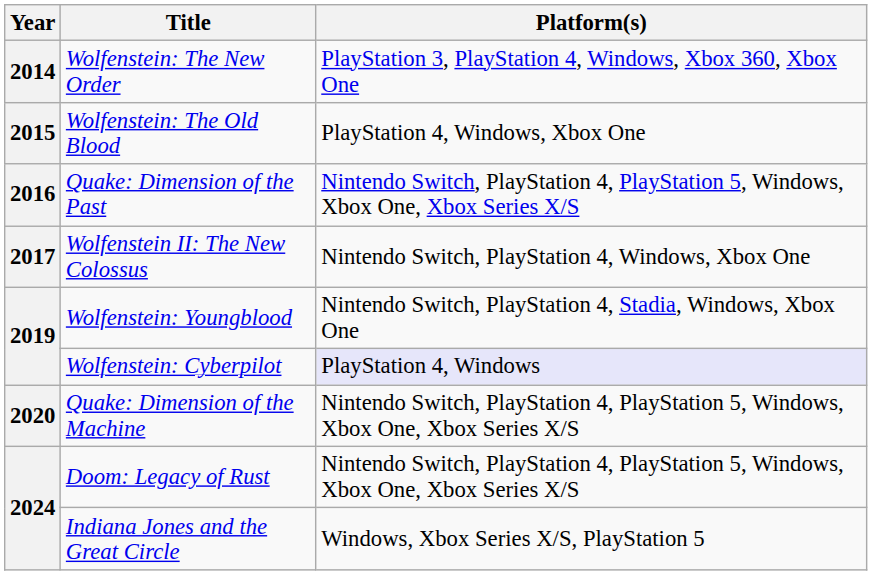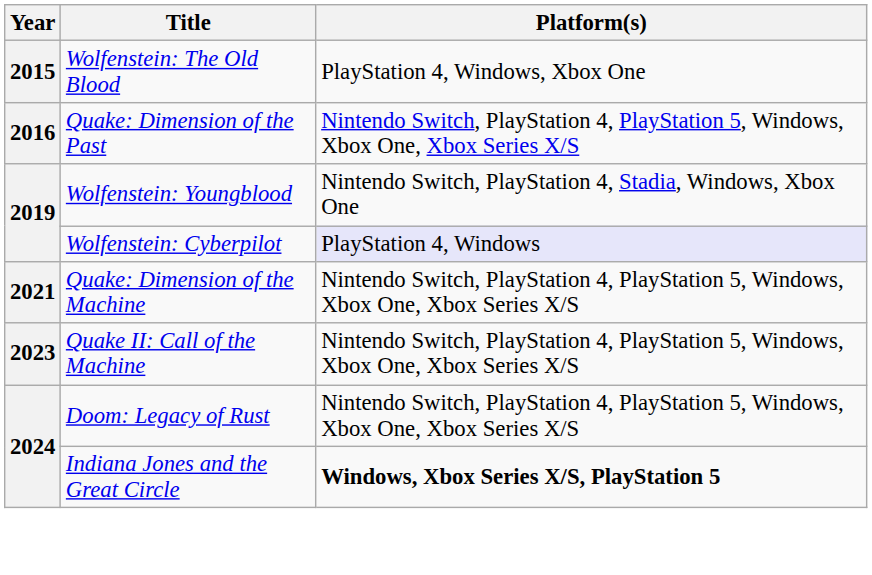- row: (165, 71)
- row: (176, 256)
(33, 415) 2020 -> (33, 292) 2021
+ row: (160, 353)
(513, 538) normal -> (521, 476) bold
